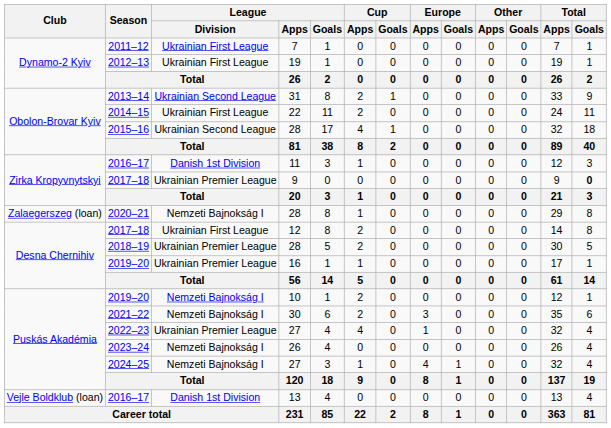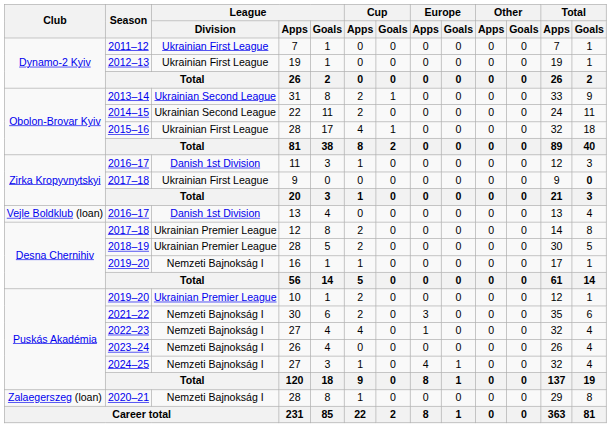(215, 113) Ukrainian First League -> (215, 113) Ukrainian Second League
(215, 130) Ukrainian Second League -> (215, 130) Ukrainian First League
(215, 180) Ukrainian Premier League -> (215, 180) Ukrainian First League
rows swapped: (128, 398) <-> (128, 213)
(215, 230) Ukrainian First League -> (215, 230) Ukrainian Premier League
(215, 264) Ukrainian Premier League -> (215, 264) Nemzeti Bajnokság I
(215, 297) Nemzeti Bajnokság I -> (215, 297) Ukrainian Premier League
(215, 331) Ukrainian Premier League -> (215, 331) Nemzeti Bajnokság I
